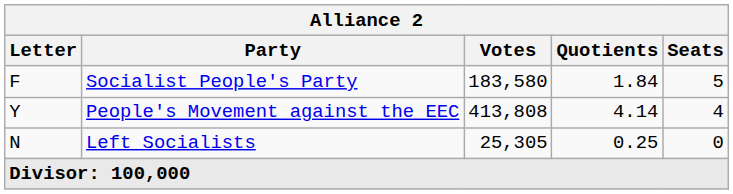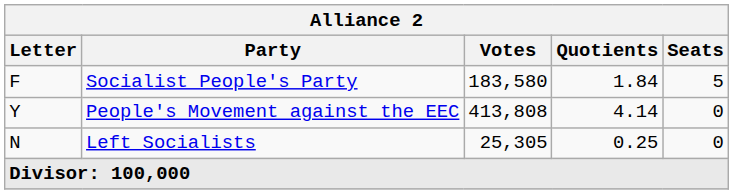(718, 112) 4 -> (718, 112) 0
